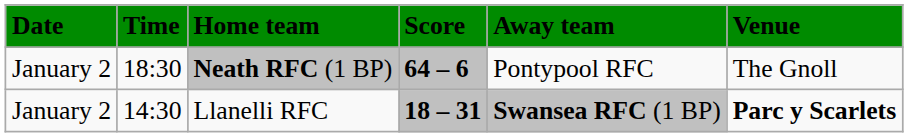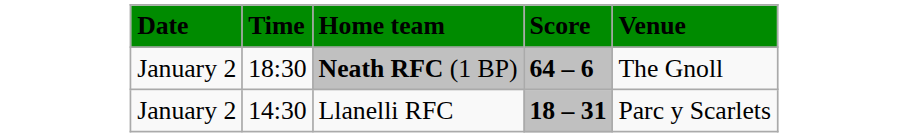- column: (554, 25)
(814, 110) bold -> (695, 110) normal
